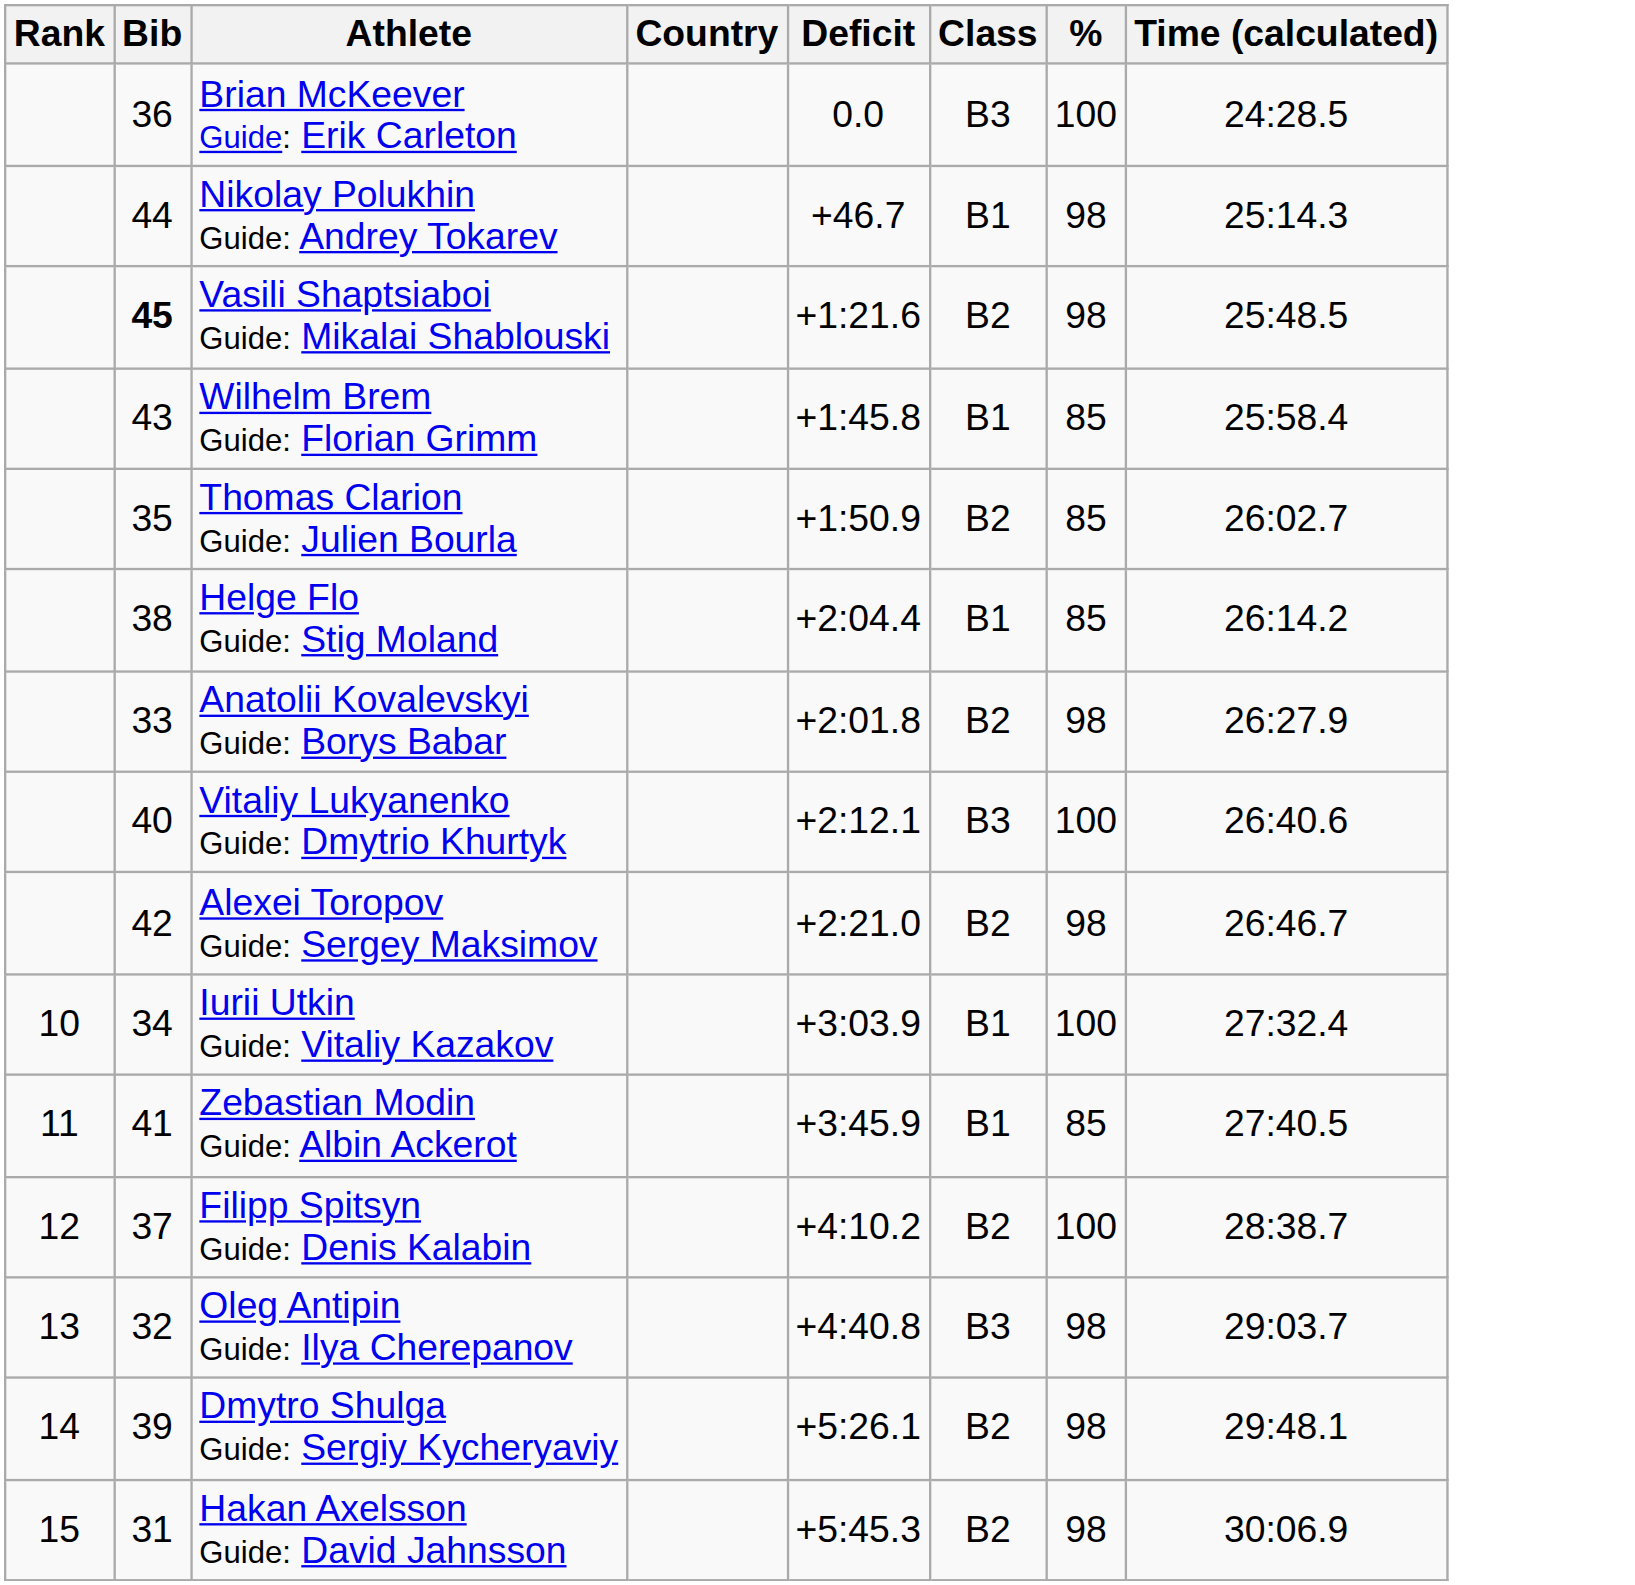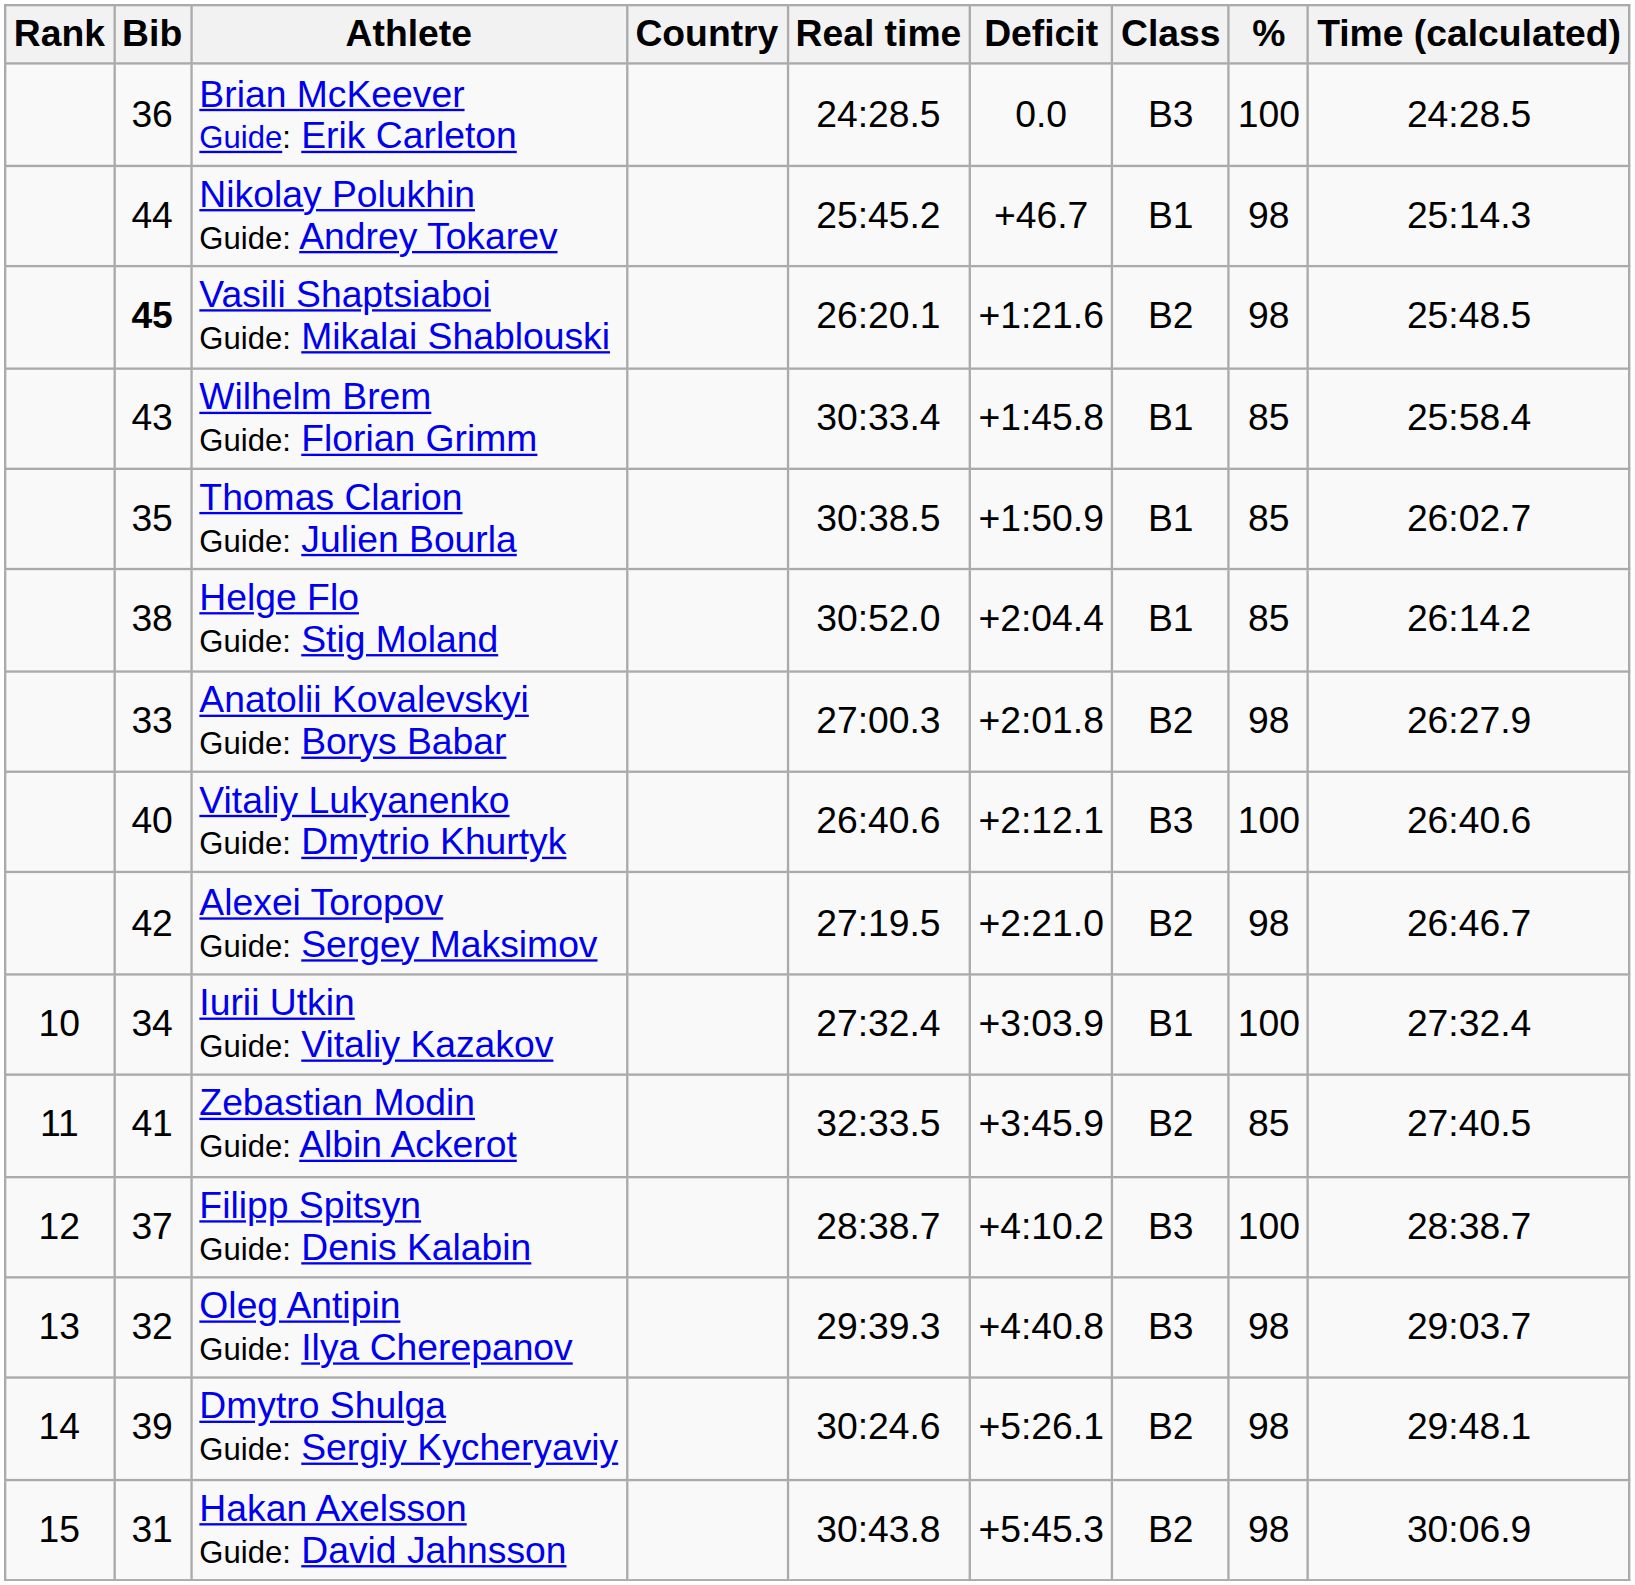+ column: (878, 34)
(988, 518) B2 -> (1171, 518) B1
(988, 1124) B1 -> (1171, 1124) B2
(988, 1225) B2 -> (1171, 1225) B3
